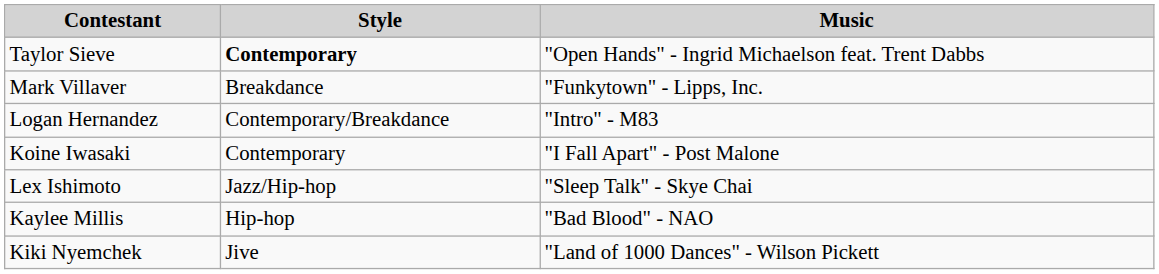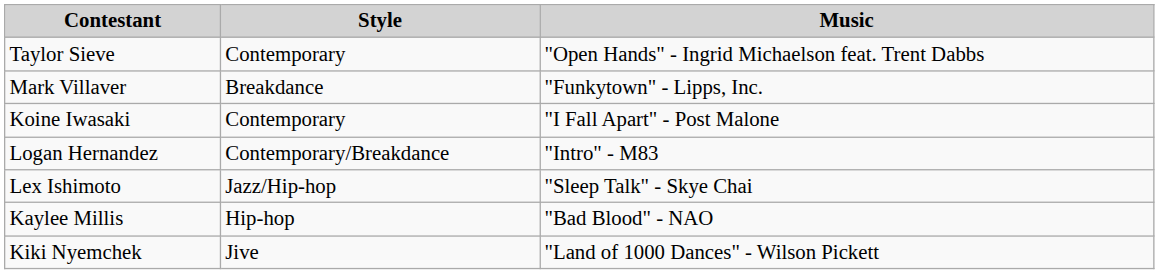(291, 53) bold -> (285, 53) normal
rows swapped: (70, 152) <-> (84, 119)
